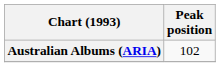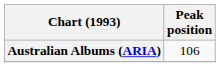(190, 51) 102 -> (190, 51) 106
